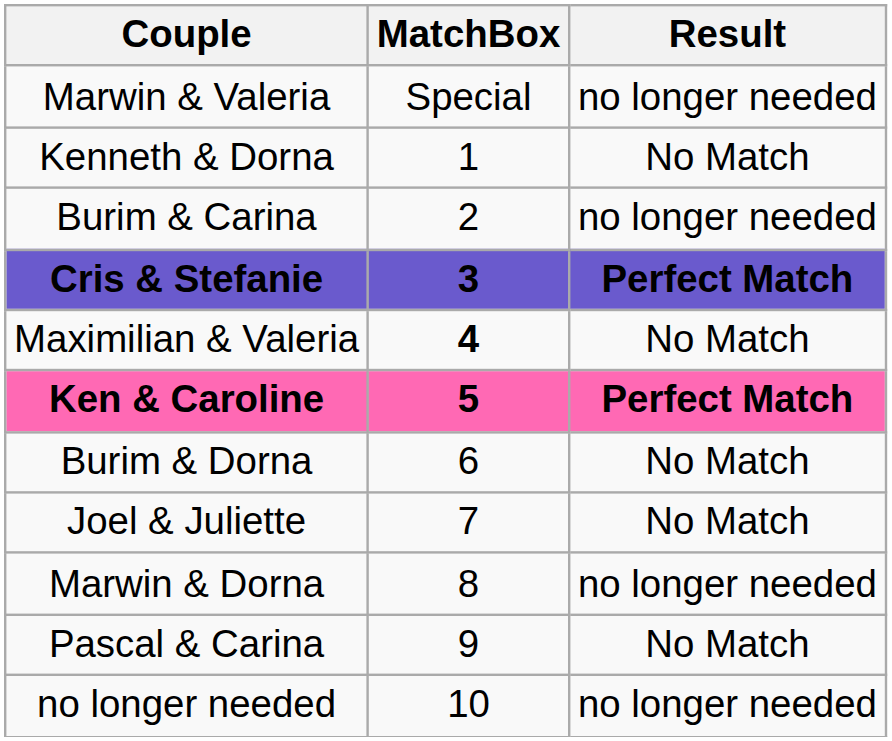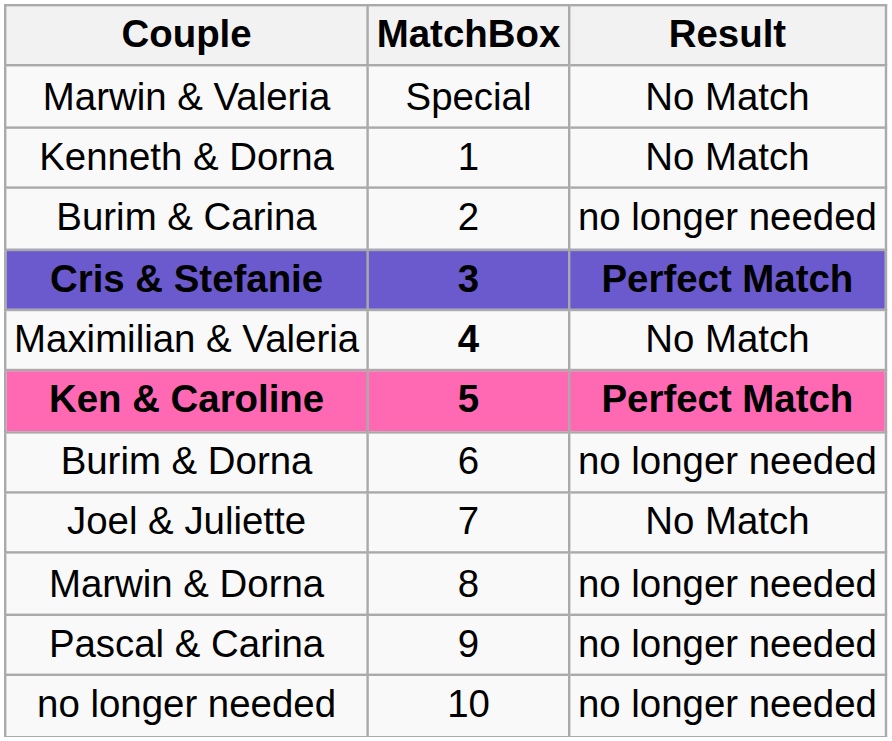(727, 95) no longer needed -> (727, 95) No Match
(727, 461) No Match -> (727, 461) no longer needed
(727, 643) No Match -> (727, 643) no longer needed
